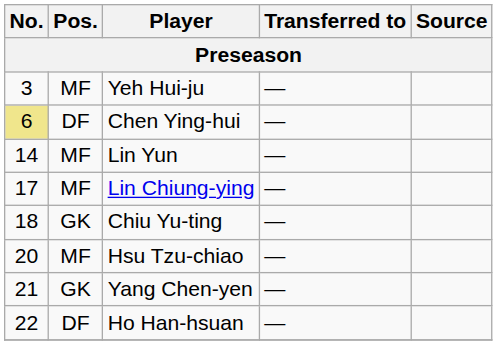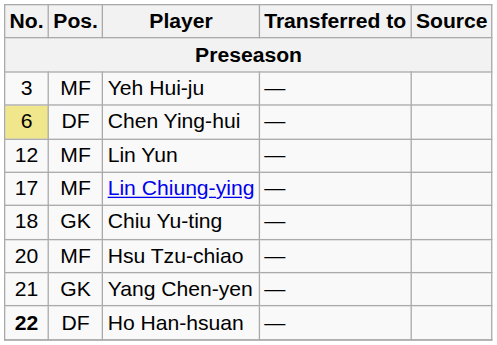(27, 155) 14 -> (27, 155) 12
(27, 322) normal -> (27, 322) bold
